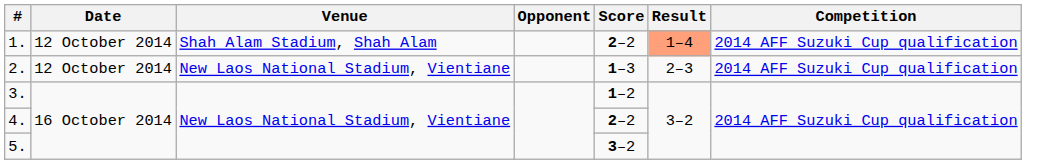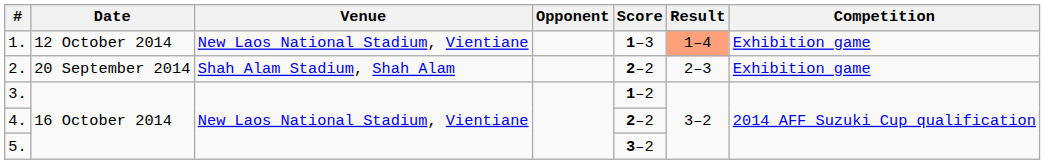(308, 43) Shah Alam Stadium, Shah Alam -> (363, 43) New Laos National Stadium, Vientiane
(621, 43) 2–2 -> (640, 43) 1–3
(866, 43) 2014 AFF Suzuki Cup qualification -> (802, 43) Exhibition game
(103, 69) 12 October 2014 -> (112, 69) 20 September 2014
(345, 69) New Laos National Stadium, Vientiane -> (326, 69) Shah Alam Stadium, Shah Alam
(621, 69) 1–3 -> (640, 69) 2–2
(866, 69) 2014 AFF Suzuki Cup qualification -> (802, 69) Exhibition game
